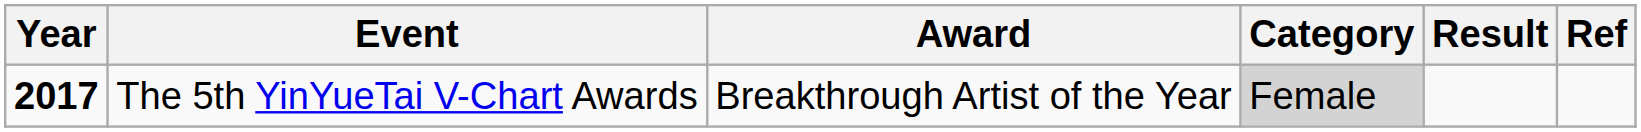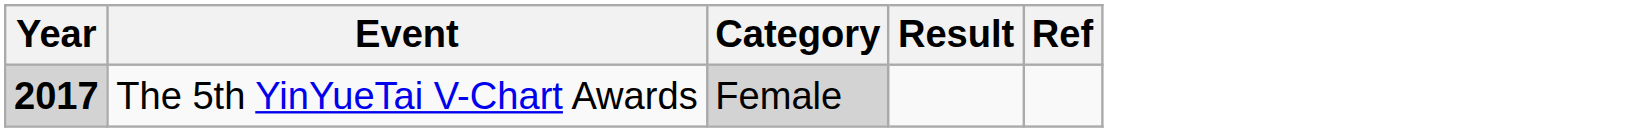- column: (973, 34)
(56, 95) no background -> (56, 95) lightgrey background
